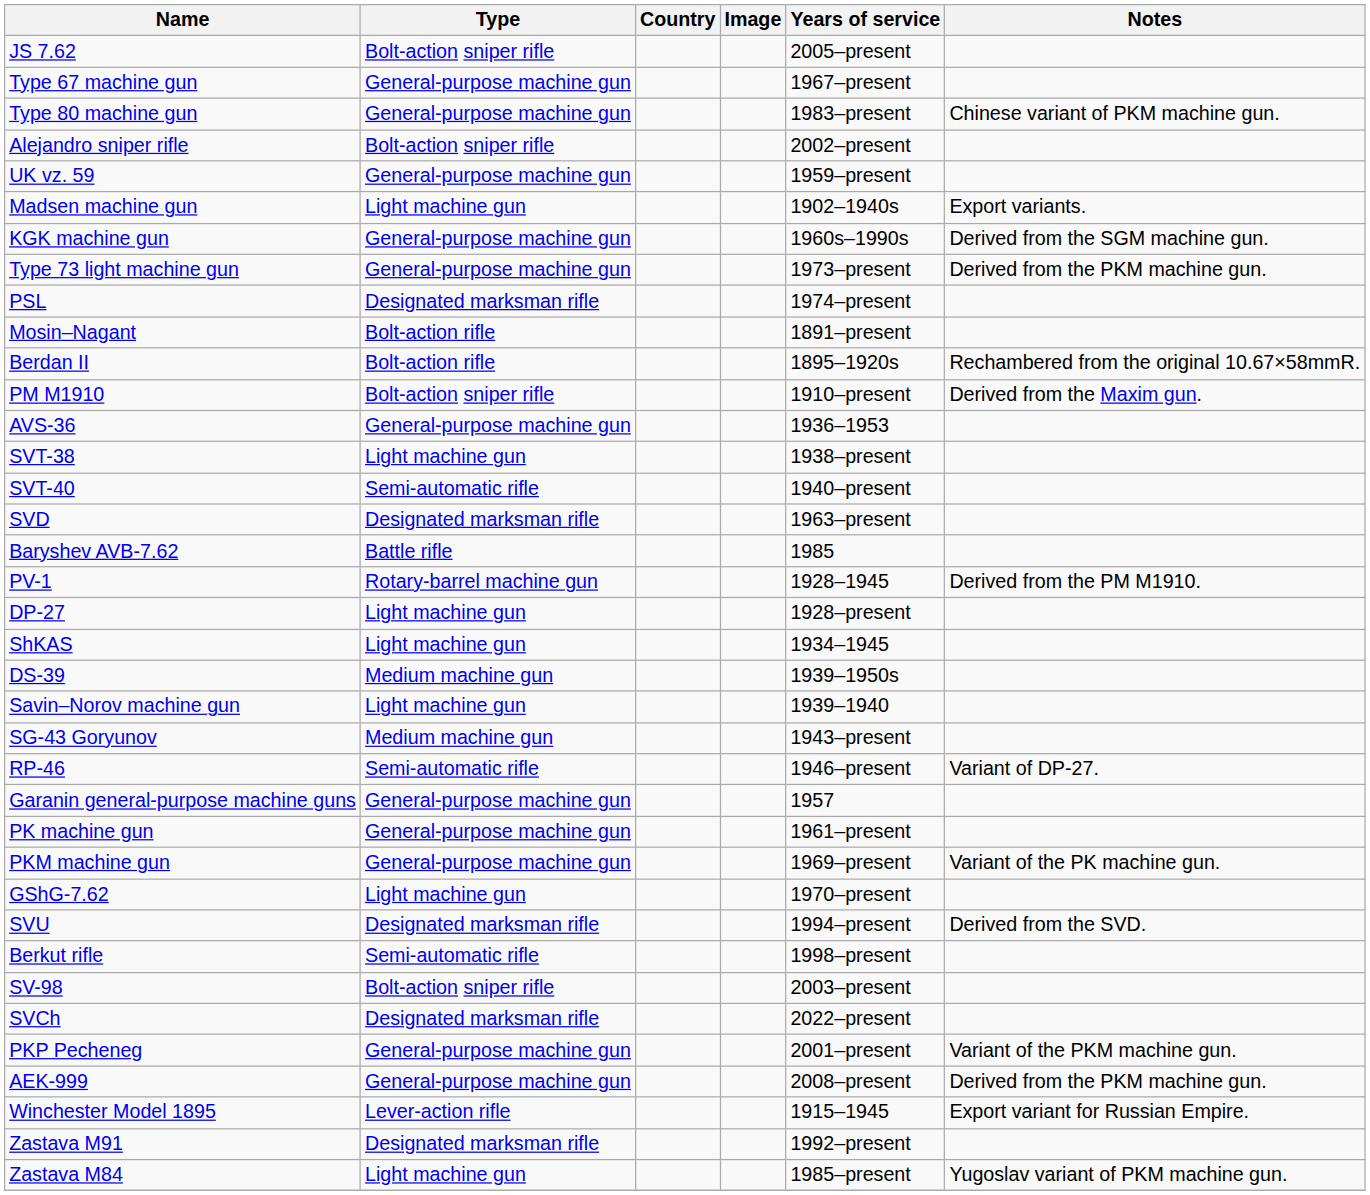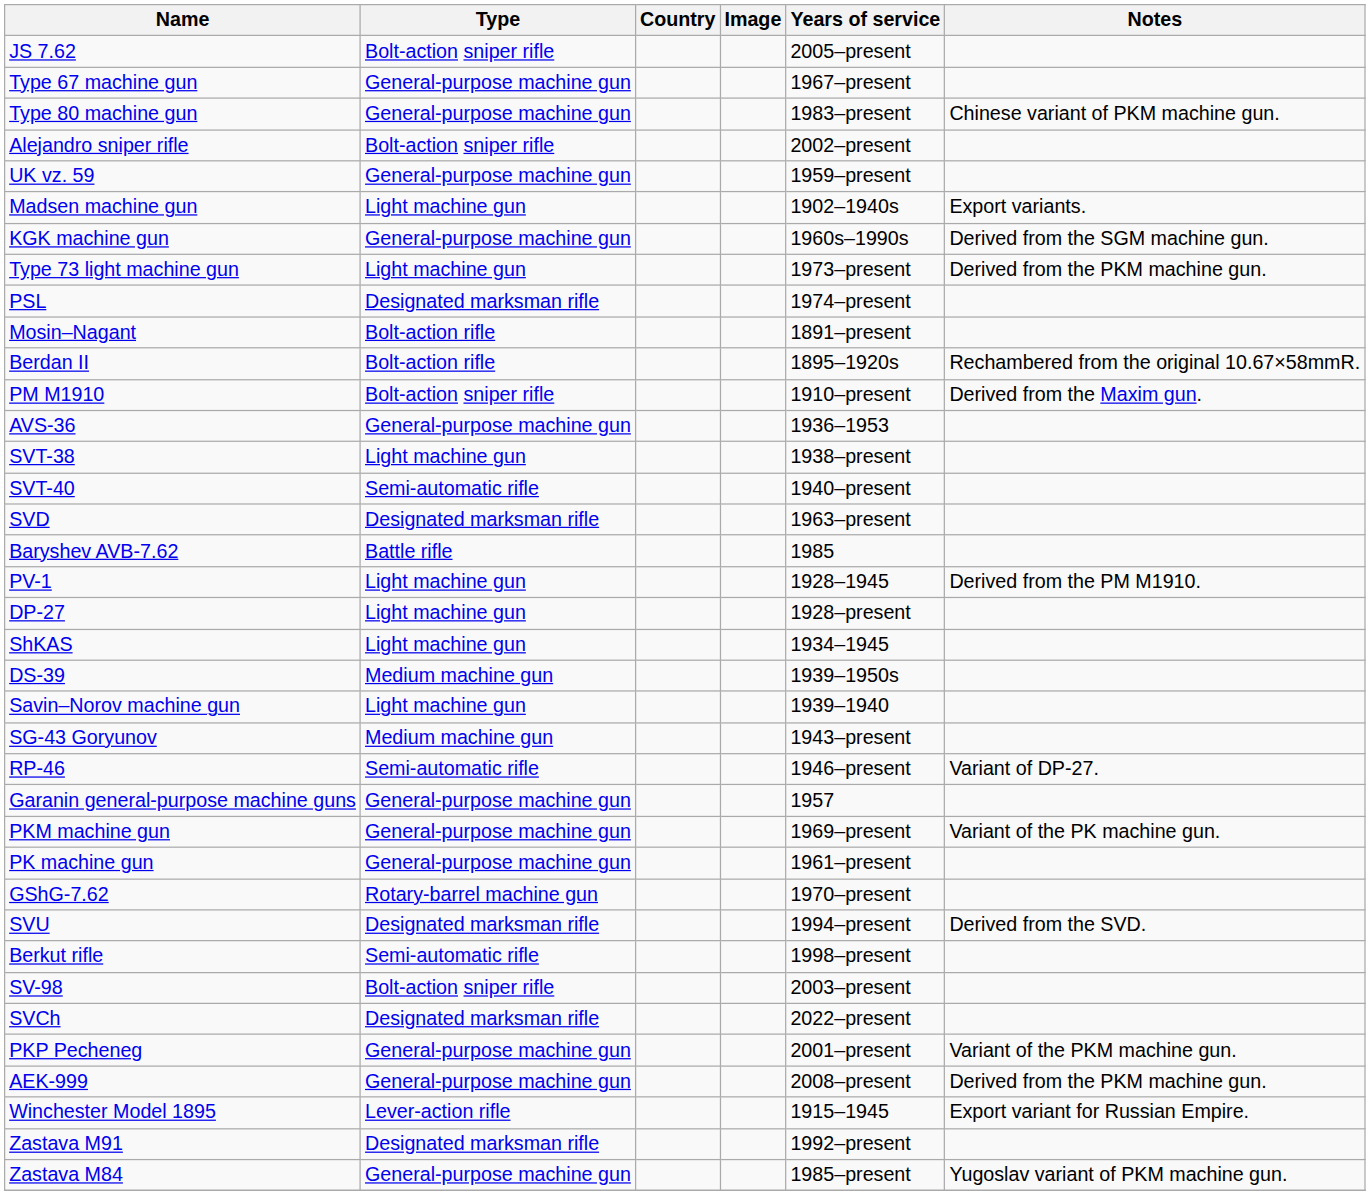(498, 269) General-purpose machine gun -> (445, 269) Light machine gun
(482, 581) Rotary-barrel machine gun -> (445, 581) Light machine gun
rows swapped: (81, 831) <-> (90, 862)
(445, 894) Light machine gun -> (482, 894) Rotary-barrel machine gun
(445, 1174) Light machine gun -> (498, 1174) General-purpose machine gun
